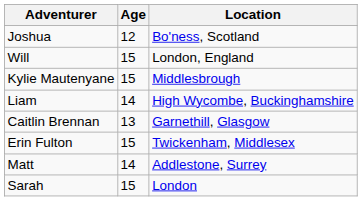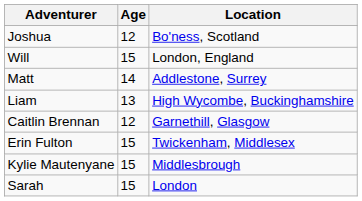rows swapped: (21, 164) <-> (61, 79)
(128, 100) 14 -> (128, 100) 13
(128, 121) 13 -> (128, 121) 12
